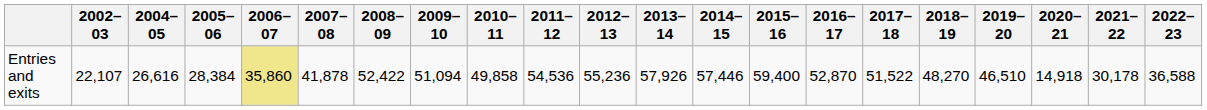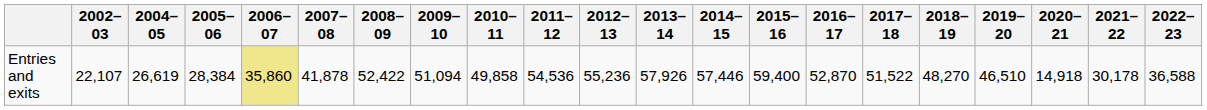(155, 75) 26,616 -> (155, 75) 26,619
